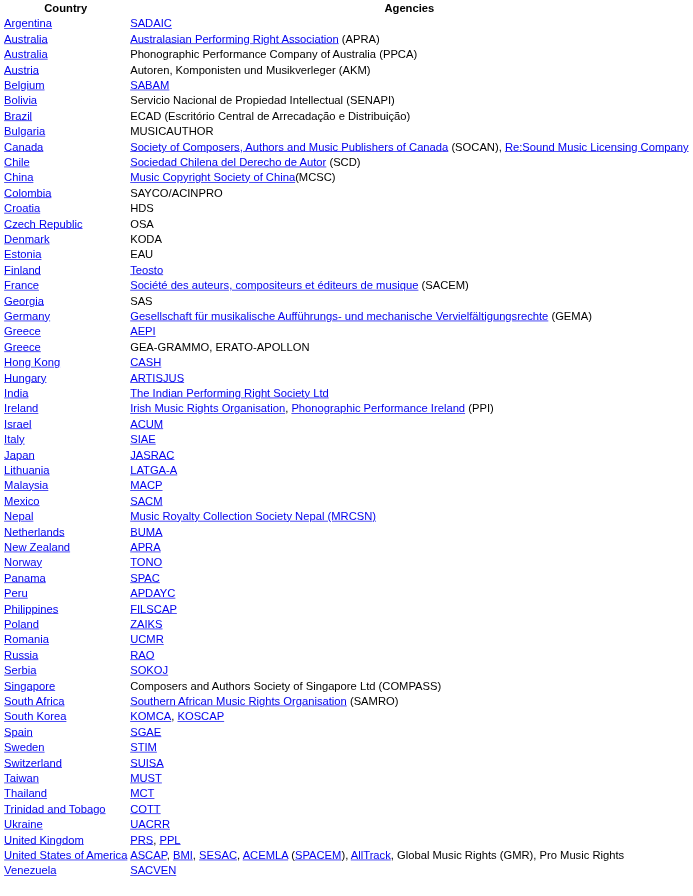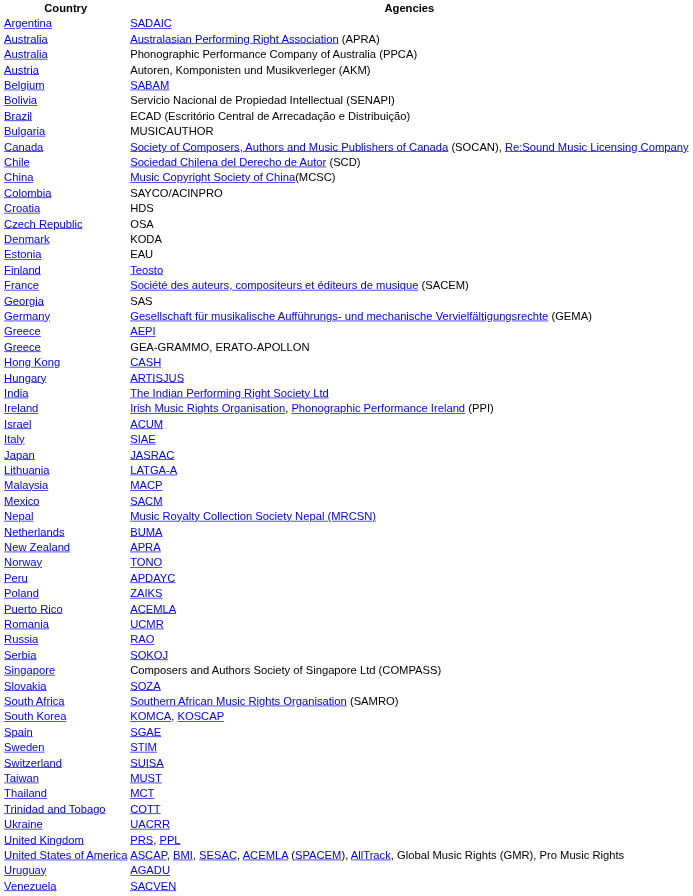- row: (145, 578)
- row: (154, 609)
+ row: (153, 609)
+ row: (145, 686)
+ row: (150, 870)
